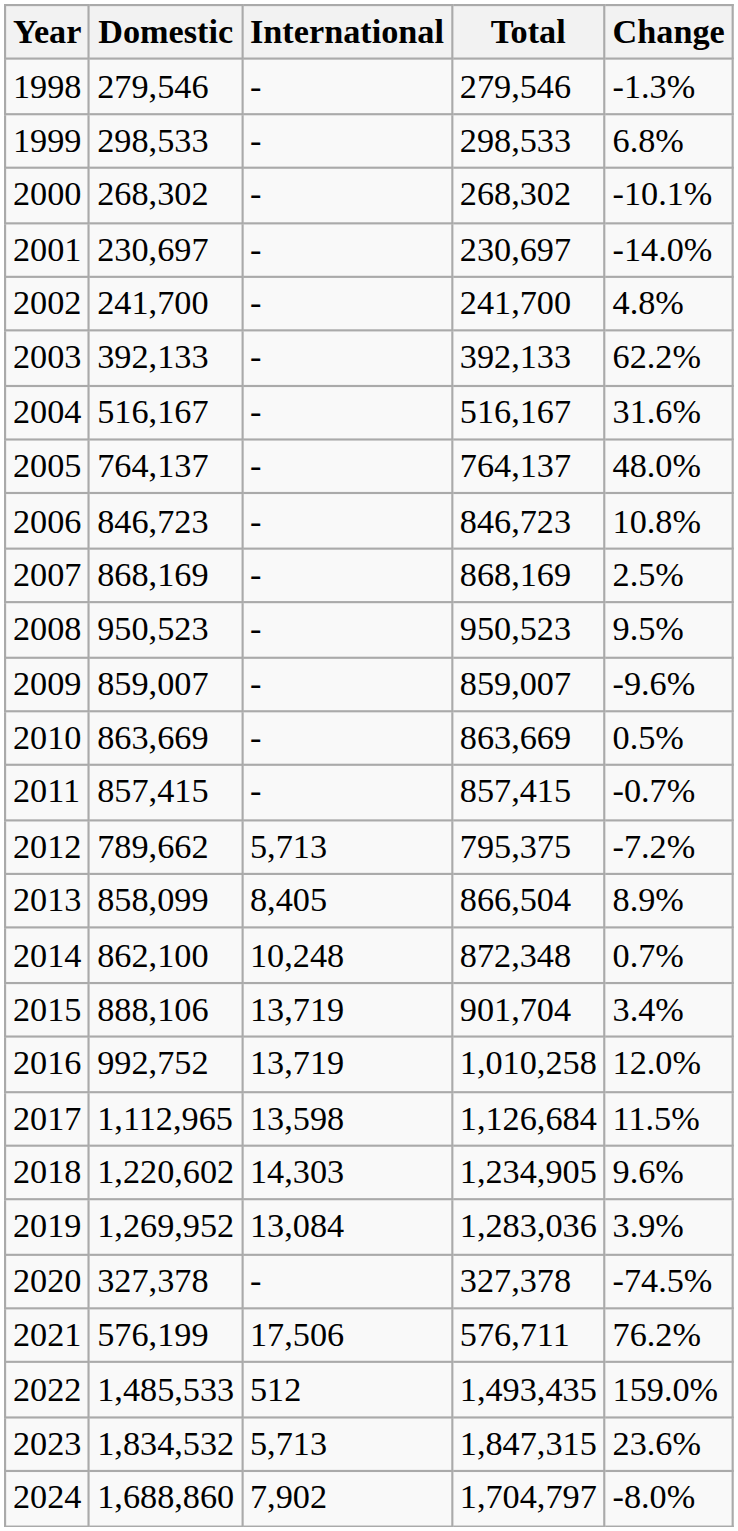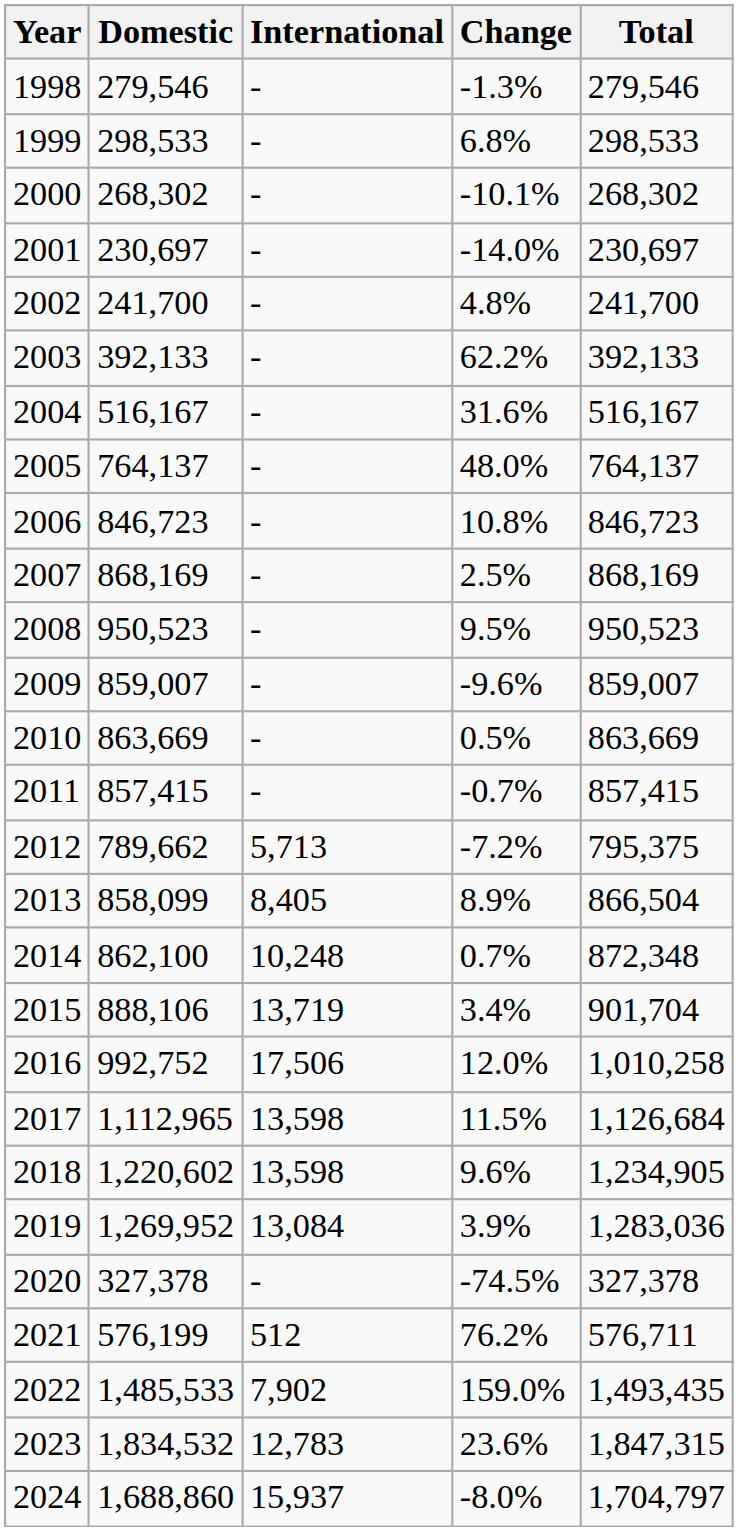columns swapped: (528, 31) <-> (669, 31)
(297, 1063) 13,719 -> (297, 1063) 17,506
(297, 1172) 14,303 -> (297, 1172) 13,598
(297, 1334) 17,506 -> (276, 1334) 512
(276, 1389) 512 -> (288, 1389) 7,902
(288, 1443) 5,713 -> (297, 1443) 12,783
(288, 1497) 7,902 -> (297, 1497) 15,937
